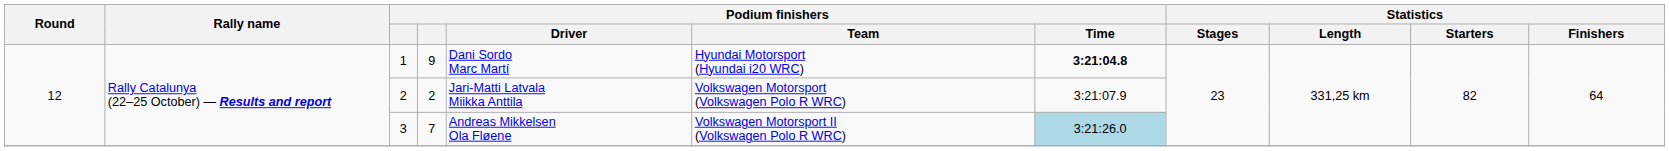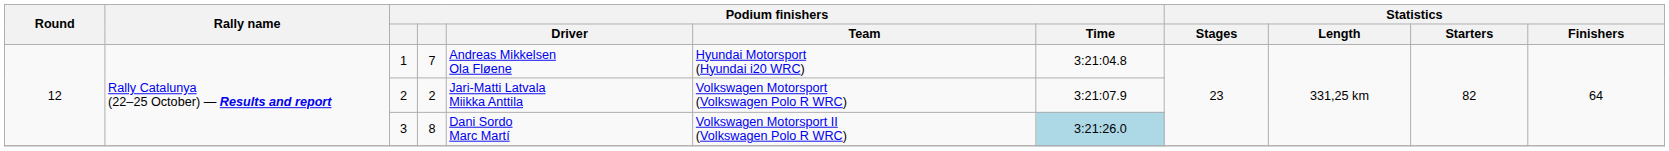(432, 61) 9 -> (432, 61) 7
(481, 61) Dani Sordo Marc Martí -> (503, 61) Andreas Mikkelsen Ola Fløene
(1100, 61) bold -> (1100, 61) normal
(432, 129) 7 -> (432, 129) 8
(502, 129) Andreas Mikkelsen Ola Fløene -> (481, 129) Dani Sordo Marc Martí
